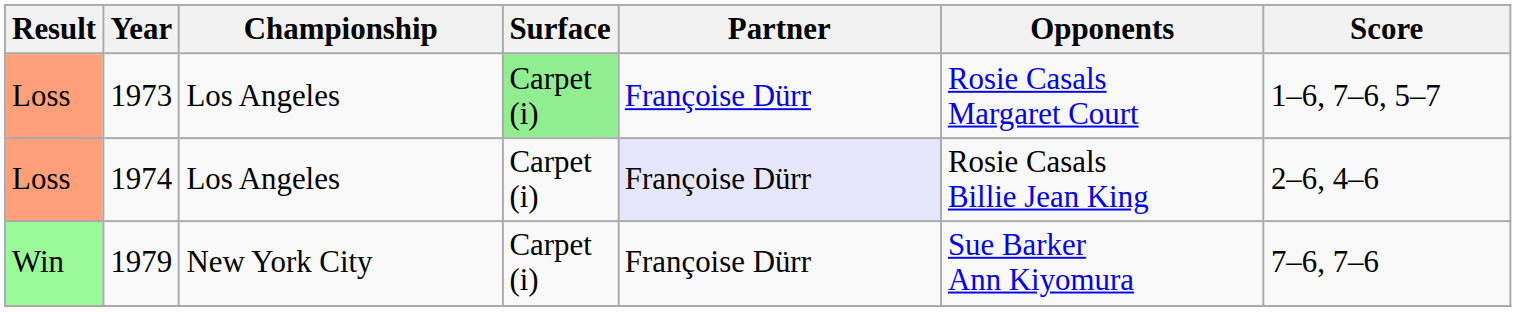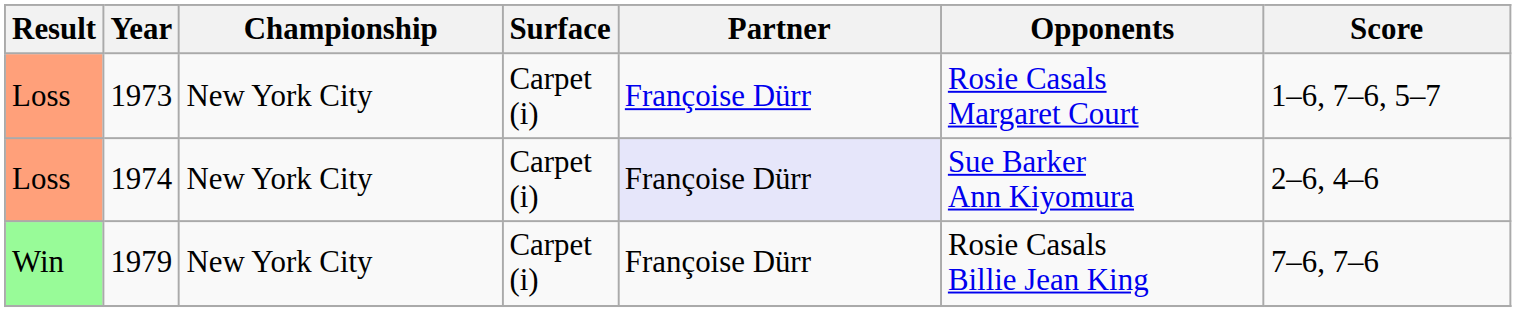(263, 95) Los Angeles -> (279, 95) New York City
(551, 95) lightgreen background -> (551, 95) no background
(263, 179) Los Angeles -> (279, 179) New York City
(1048, 179) Rosie Casals Billie Jean King -> (1041, 179) Sue Barker Ann Kiyomura
(1041, 262) Sue Barker Ann Kiyomura -> (1048, 262) Rosie Casals Billie Jean King
